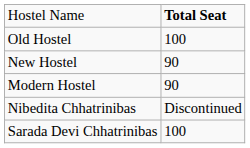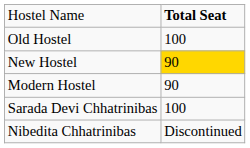(171, 62) no background -> (171, 62) gold background
rows swapped: (83, 131) <-> (72, 108)
